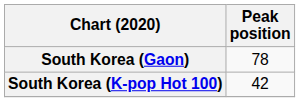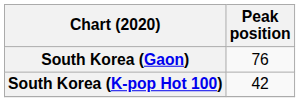(260, 59) 78 -> (260, 59) 76
